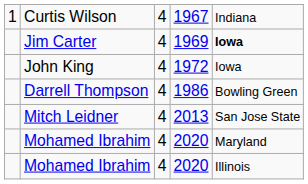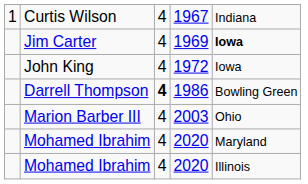(162, 91) normal -> (162, 91) bold
+ row: (82, 116)
- row: (71, 116)
